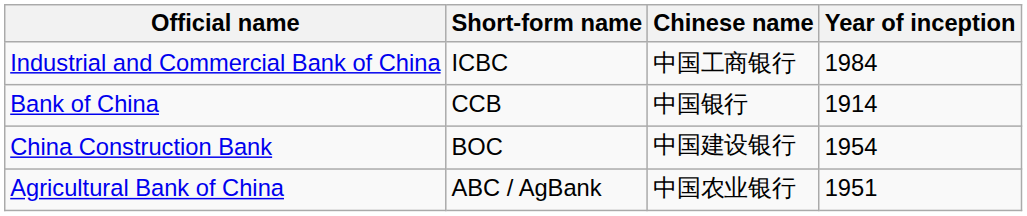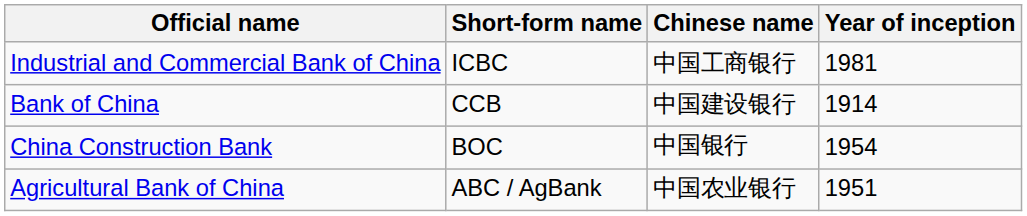(851, 63) 1984 -> (851, 63) 1981
(701, 104) 中国银行 -> (724, 104) 中国建设银行
(724, 146) 中国建设银行 -> (701, 146) 中国银行
